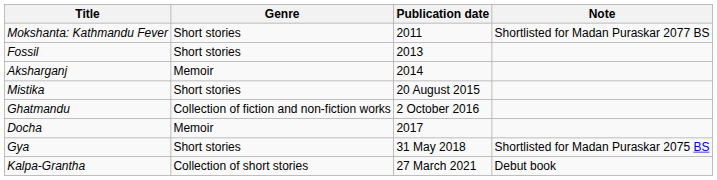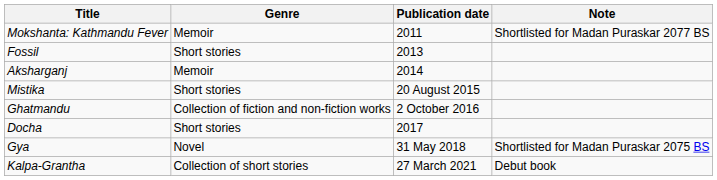(207, 33) Short stories -> (193, 33) Memoir
(193, 128) Memoir -> (207, 128) Short stories
(207, 147) Short stories -> (189, 147) Novel
